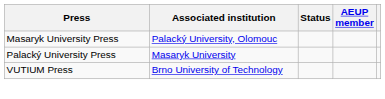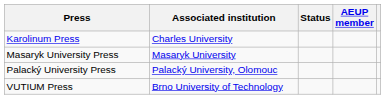+ row: (43, 39)
(214, 39) Palacký University, Olomouc -> (194, 54) Masaryk University
(194, 54) Masaryk University -> (215, 70) Palacký University, Olomouc
